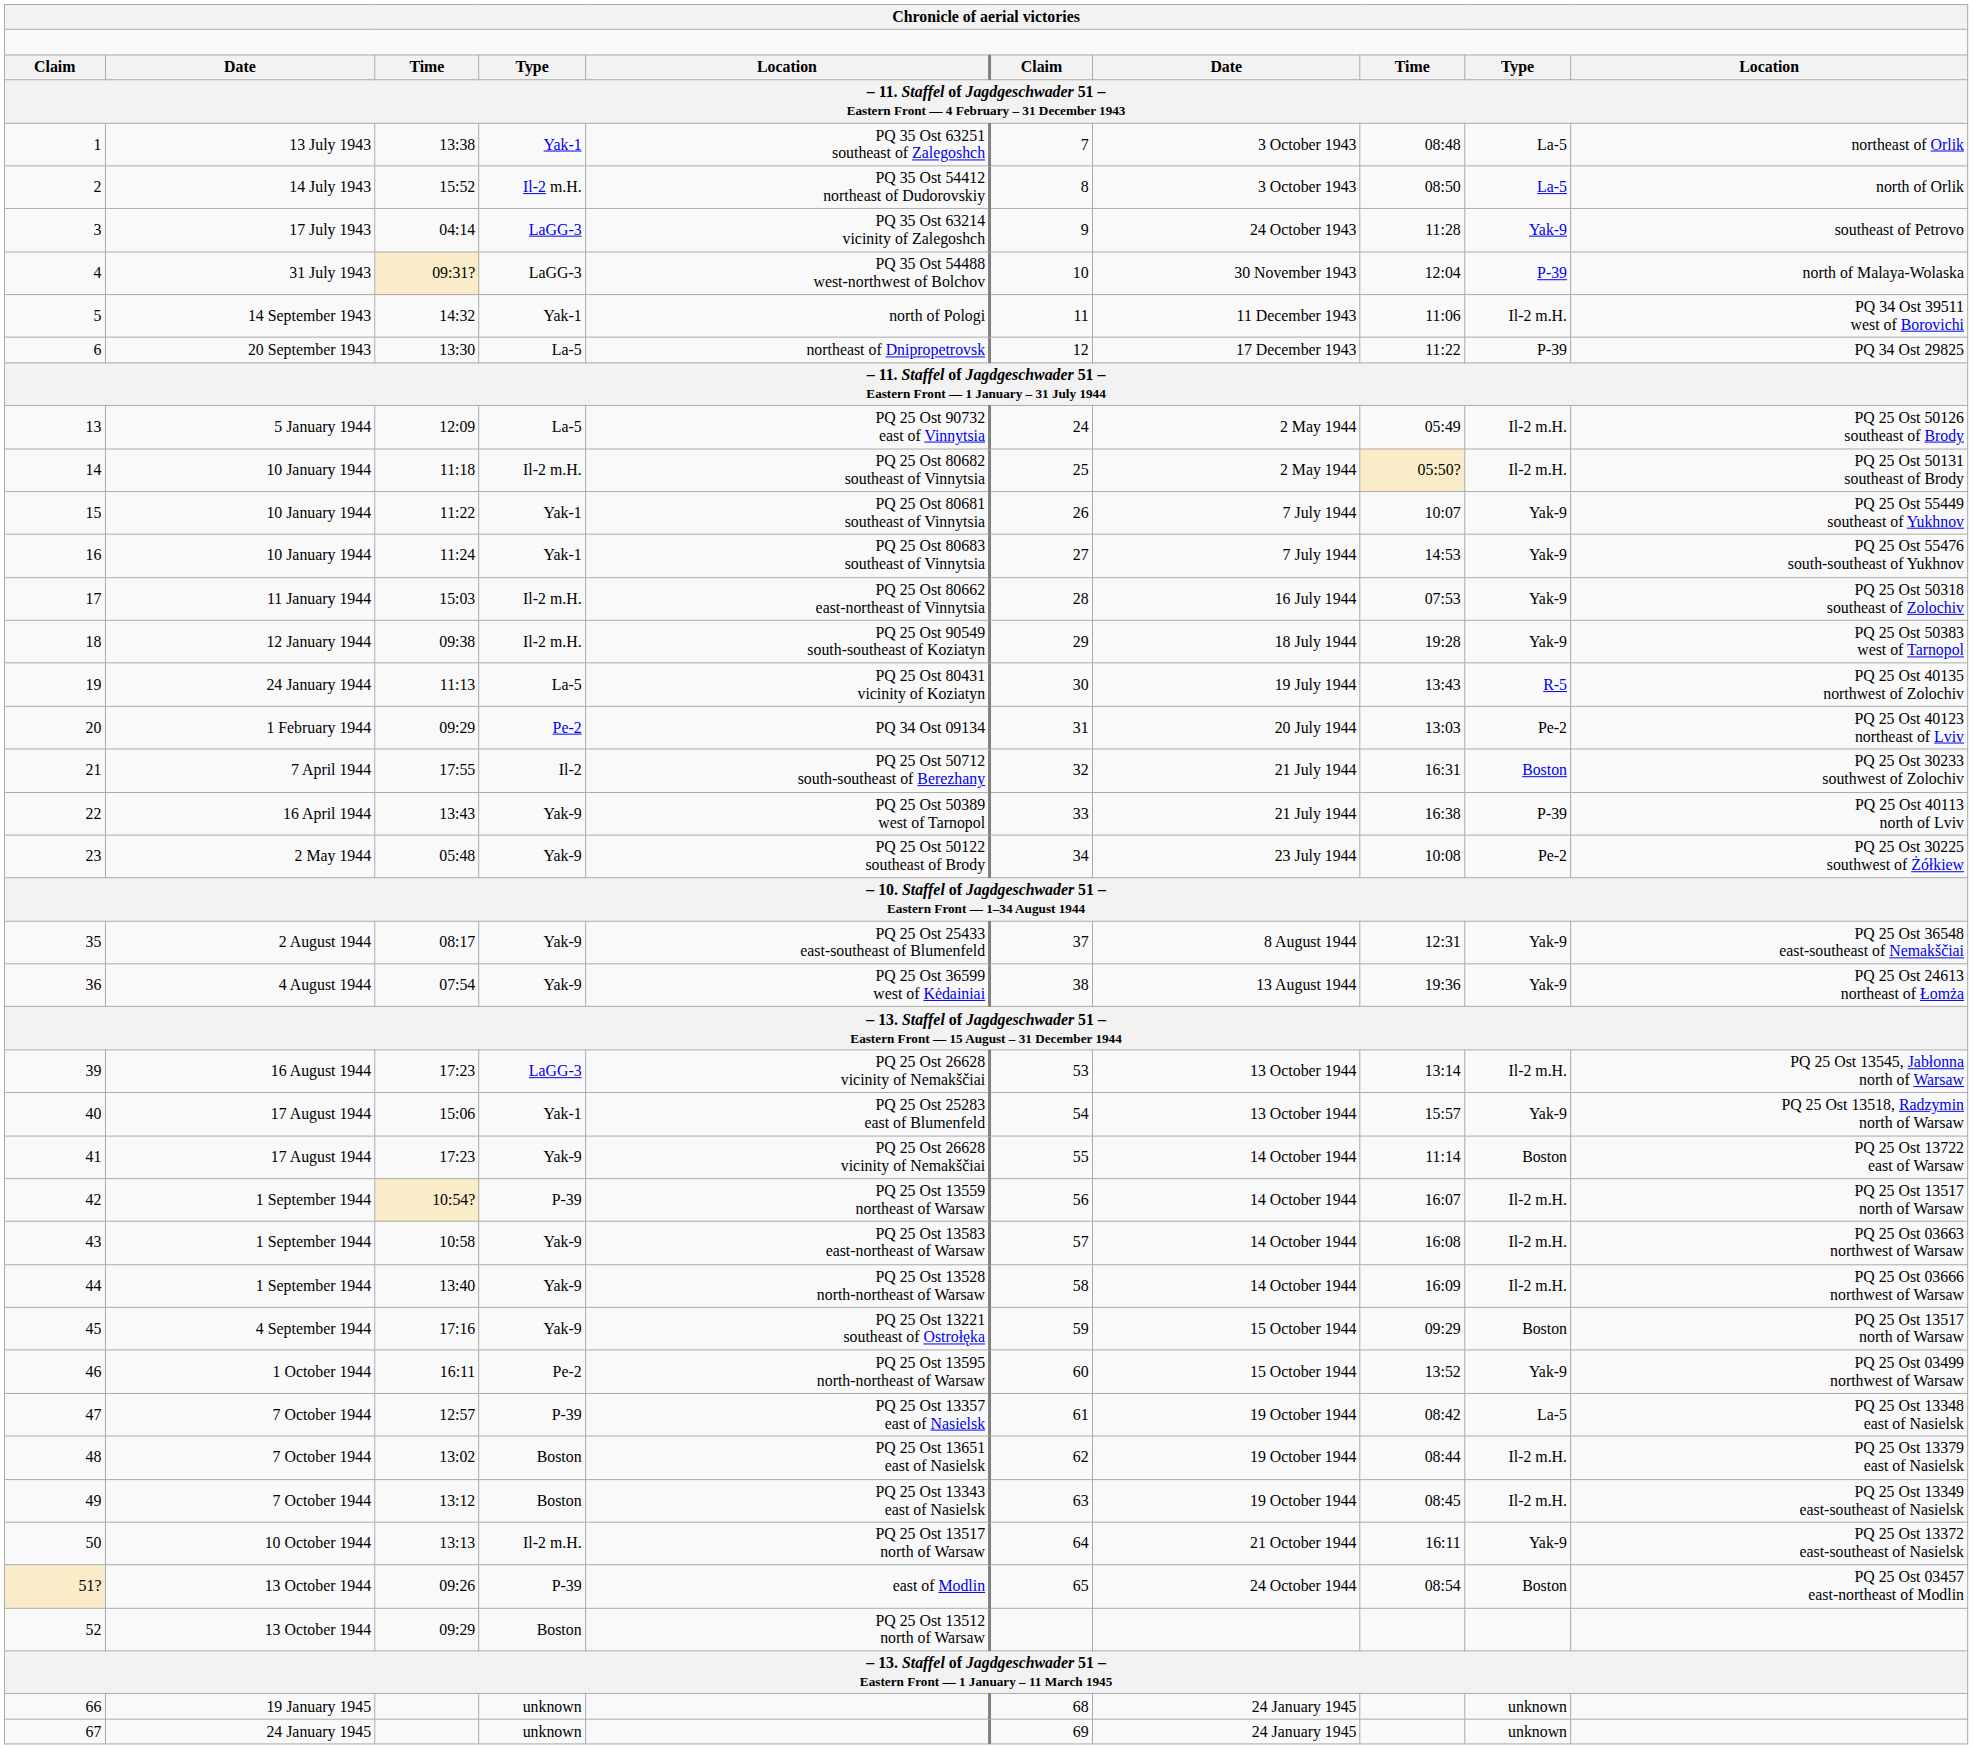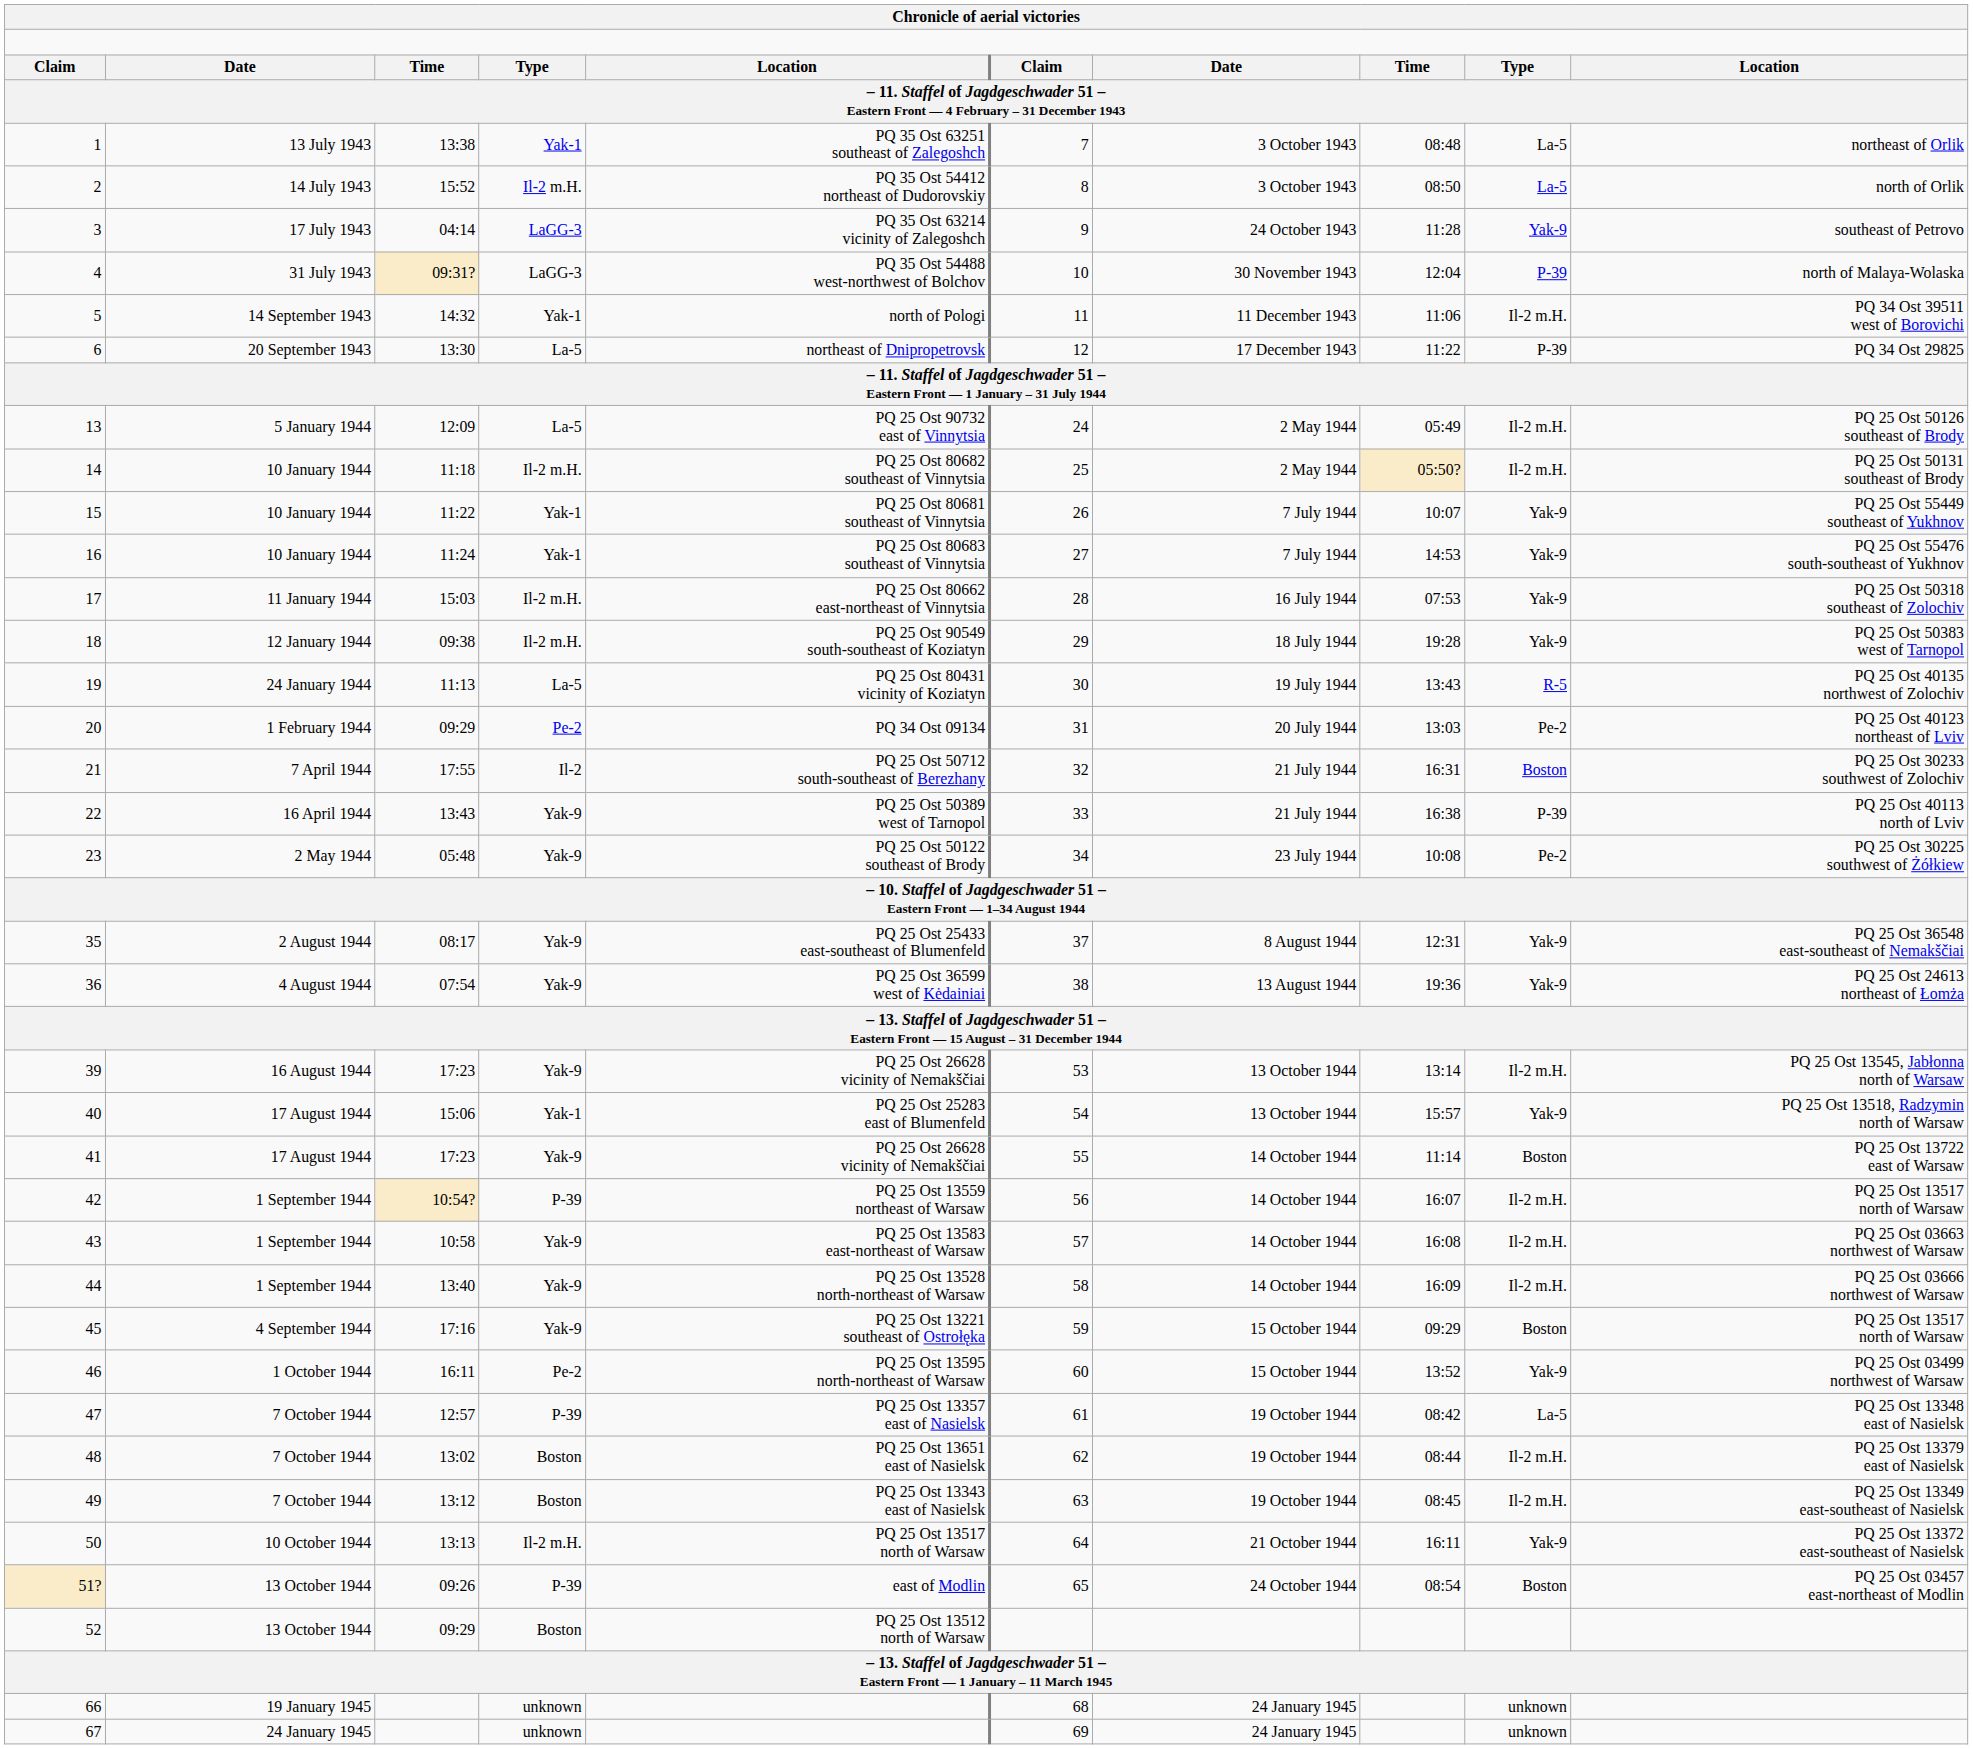(555, 1071) LaGG-3 -> (563, 1071) Yak-9
